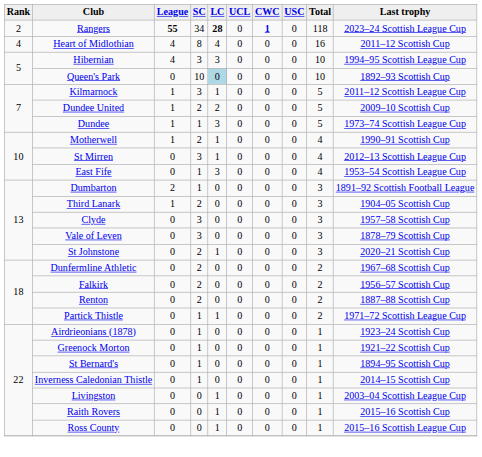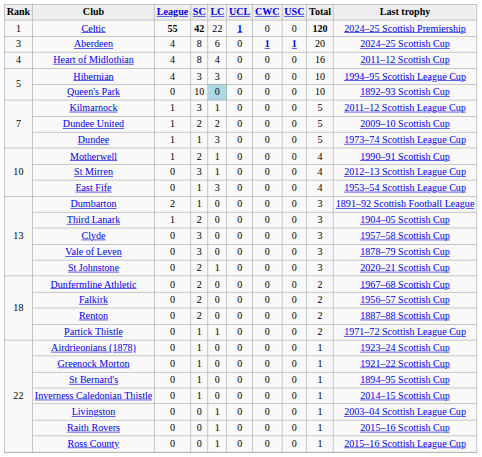+ row: (94, 28)
- row: (94, 28)
+ row: (94, 44)
